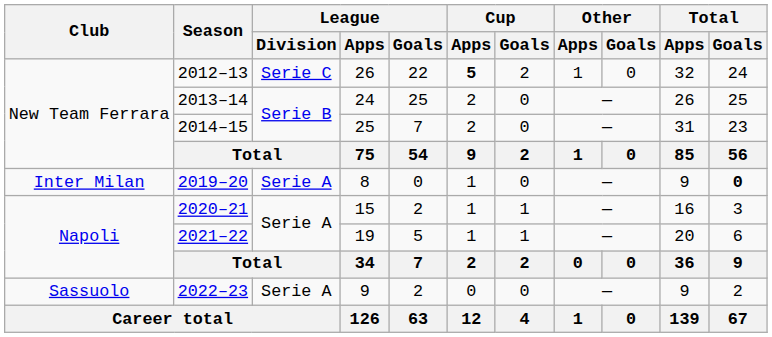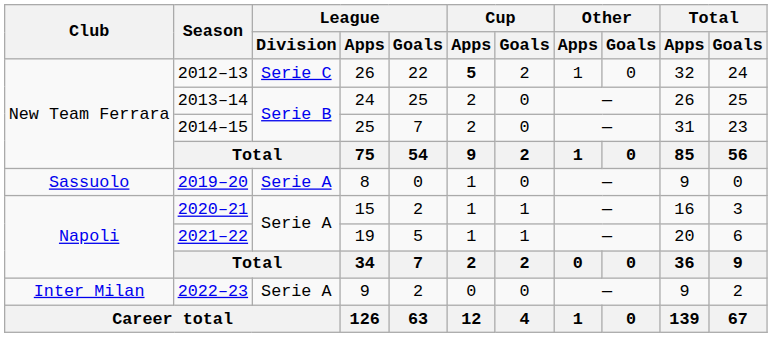(89, 182) Inter Milan -> (89, 182) Sassuolo
(738, 182) bold -> (738, 182) normal
(89, 292) Sassuolo -> (89, 292) Inter Milan
